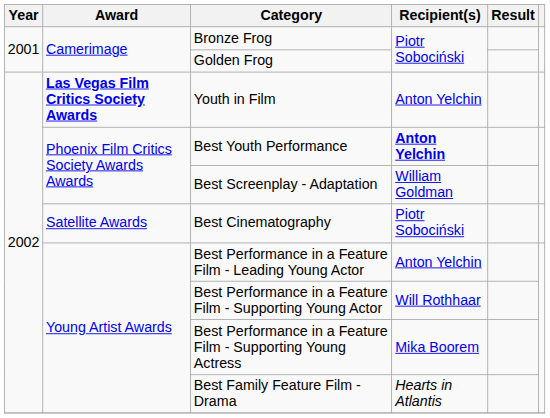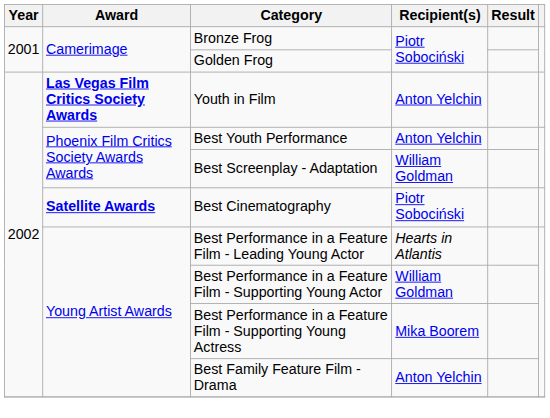(420, 146) bold -> (438, 138) normal
(96, 223) normal -> (101, 207) bold
(438, 261) Anton Yelchin -> (424, 245) Hearts in Atlantis
(438, 300) Will Rothhaar -> (424, 284) William Goldman
(424, 393) Hearts in Atlantis -> (438, 377) Anton Yelchin
